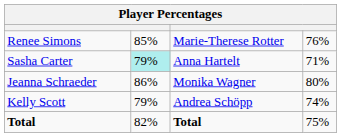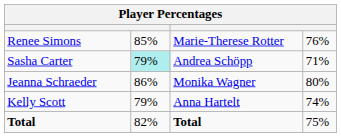(206, 61) Anna Hartelt -> (213, 61) Andrea Schöpp
(213, 101) Andrea Schöpp -> (206, 101) Anna Hartelt
